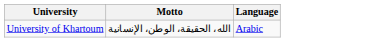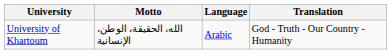+ column: (318, 12)
